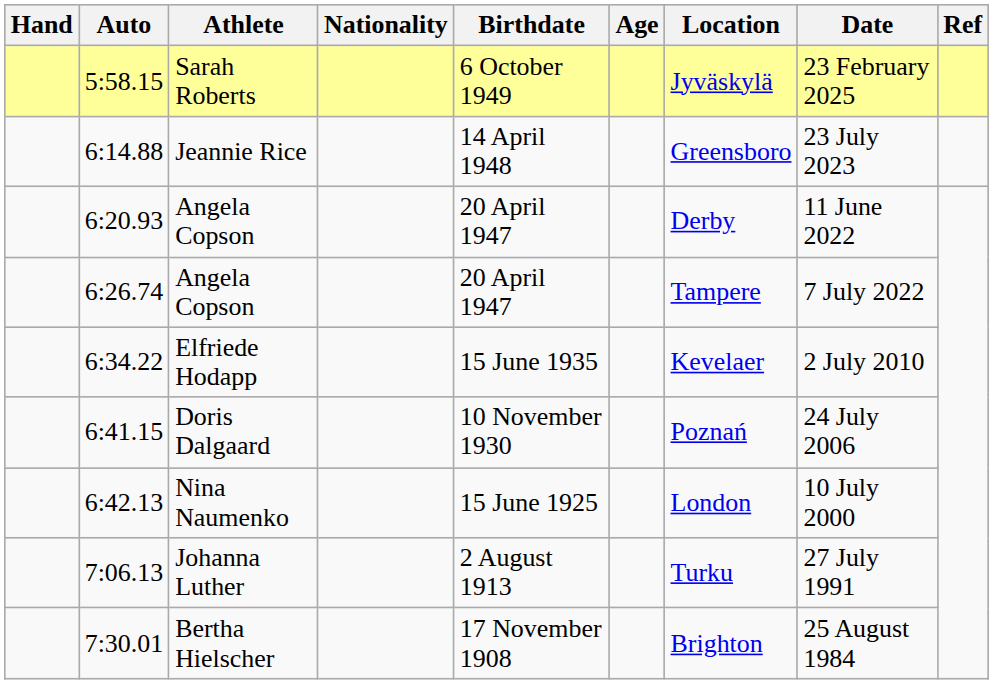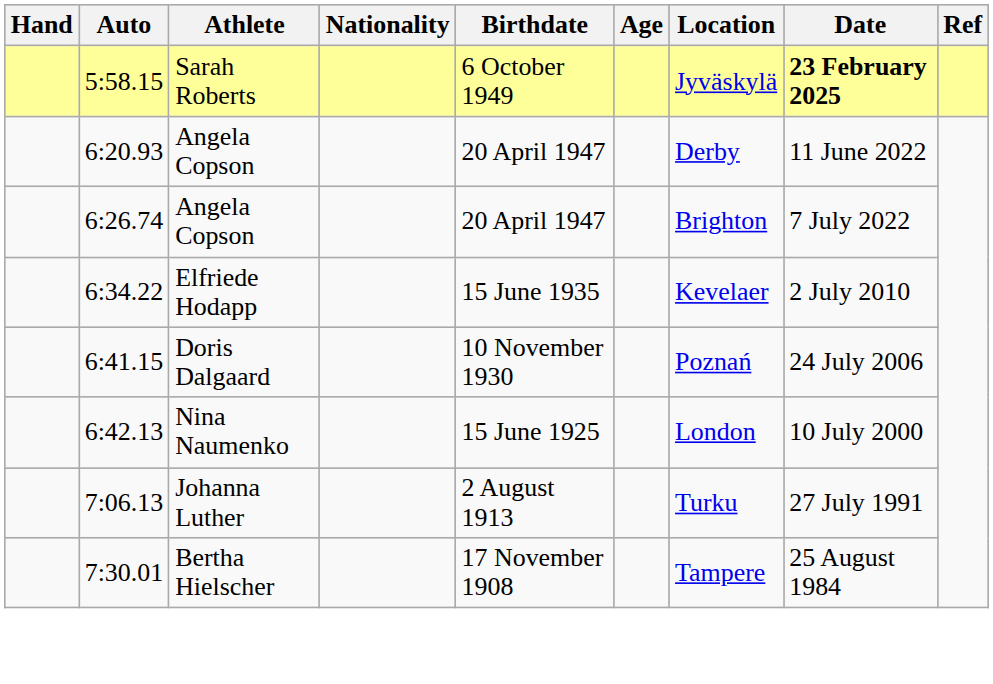(866, 80) normal -> (858, 80) bold
- row: (124, 151)
(716, 291) Tampere -> (721, 221) Brighton
(717, 642) Brighton -> (720, 572) Tampere
